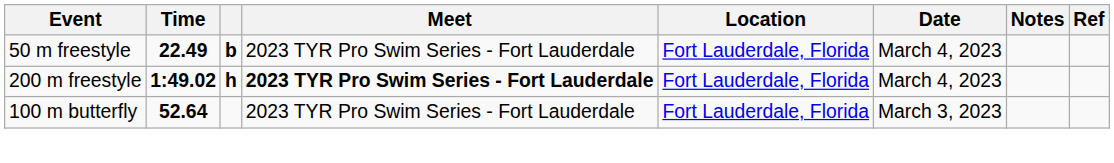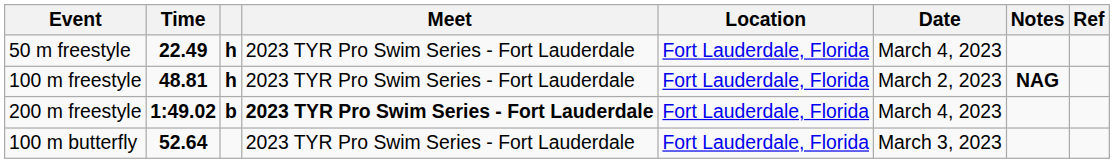(231, 50) b -> (231, 50) h
+ row: (75, 81)
(231, 81) h -> (231, 111) b
